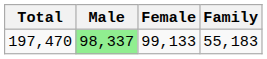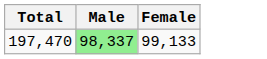- column: (231, 17)
